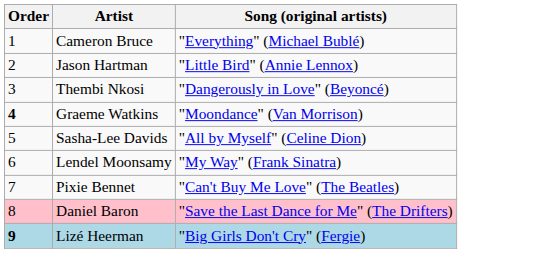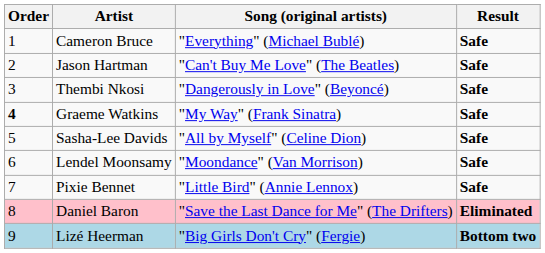+ column: (498, 16)
(268, 65) "Little Bird" (Annie Lennox) -> (289, 65) "Can't Buy Me Love" (The Beatles)
(271, 114) "Moondance" (Van Morrison) -> (260, 114) "My Way" (Frank Sinatra)
(260, 162) "My Way" (Frank Sinatra) -> (271, 162) "Moondance" (Van Morrison)
(289, 187) "Can't Buy Me Love" (The Beatles) -> (268, 187) "Little Bird" (Annie Lennox)
(12, 235) bold -> (12, 235) normal
